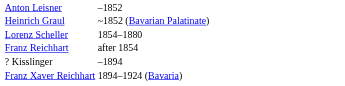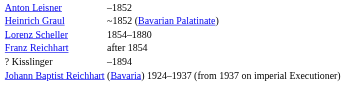- row: (50, 75)
+ row: (55, 75)
